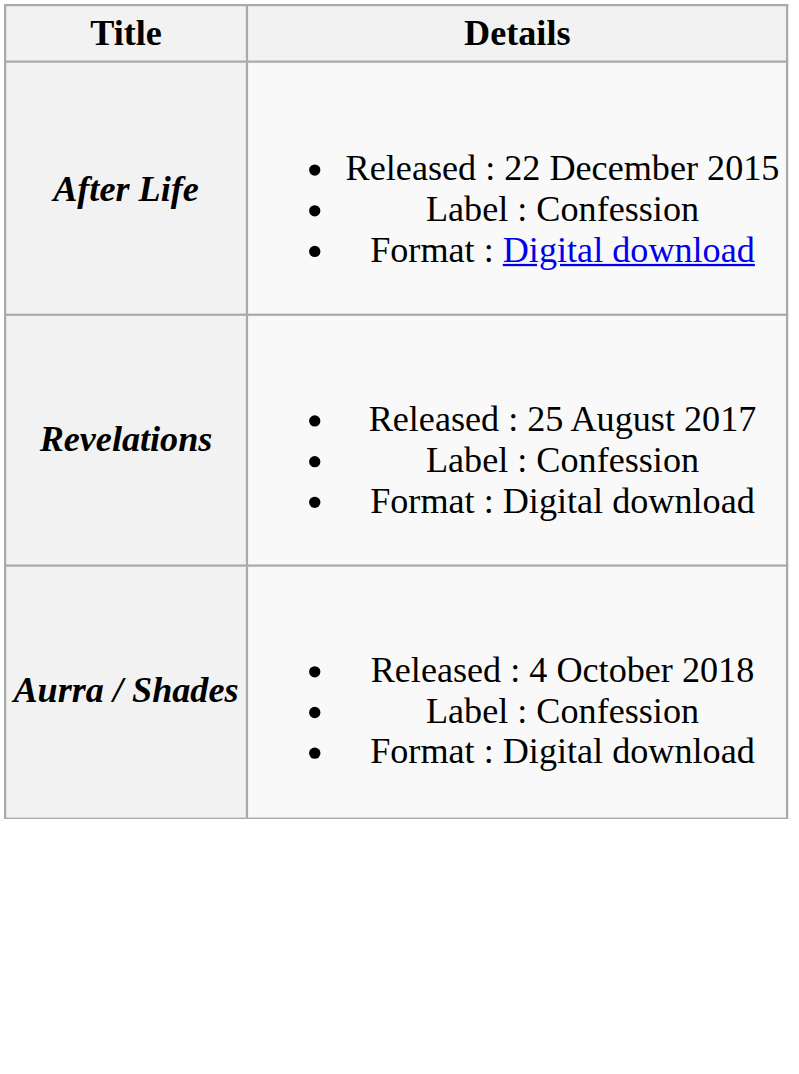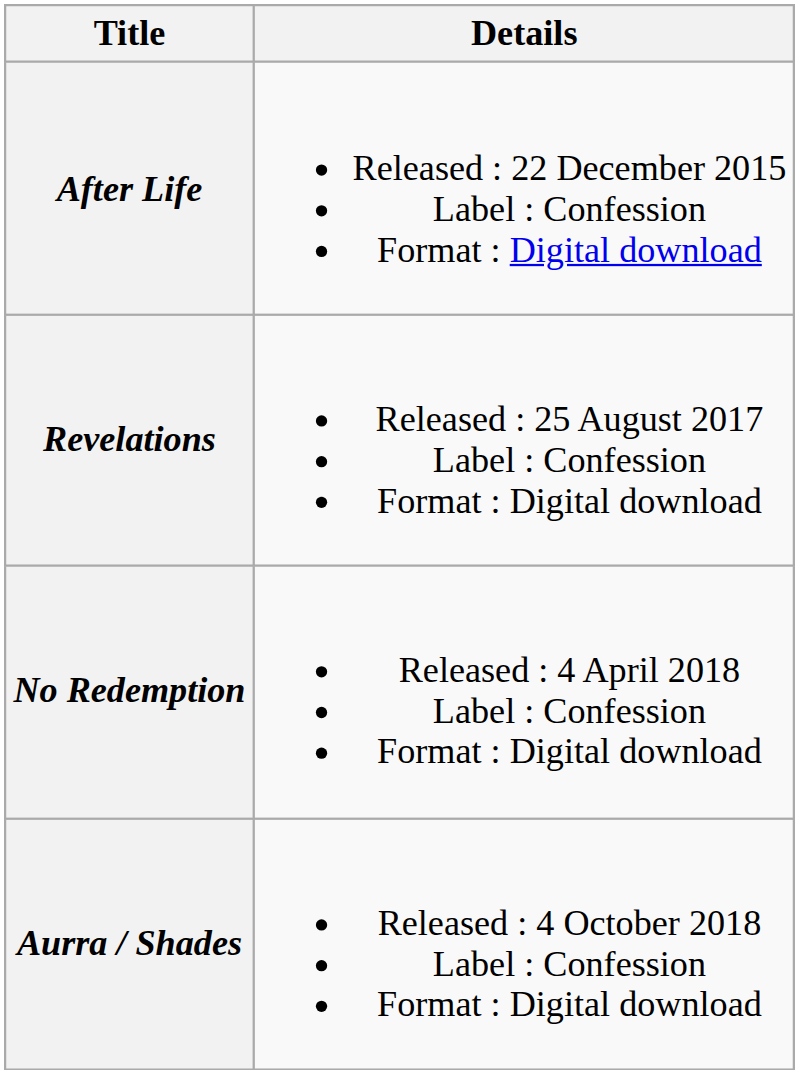+ row: (129, 691)
